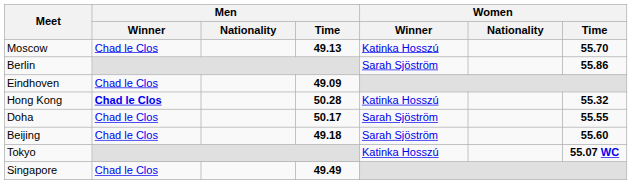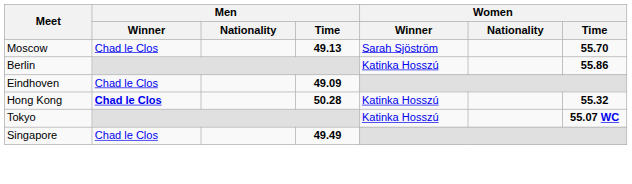(400, 48) Katinka Hosszú -> (400, 48) Sarah Sjöström
(400, 65) Sarah Sjöström -> (400, 65) Katinka Hosszú
- row: (20, 118)
- row: (23, 135)
